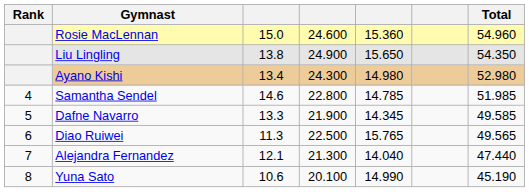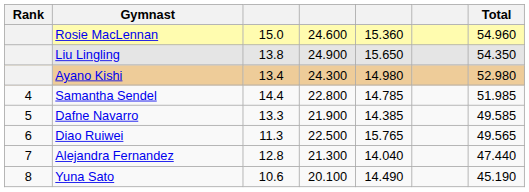(271, 96) 14.6 -> (271, 96) 14.4
(384, 116) 14.345 -> (384, 116) 14.385
(271, 156) 12.1 -> (271, 156) 12.8
(384, 176) 14.990 -> (384, 176) 14.490
